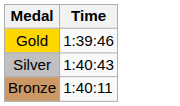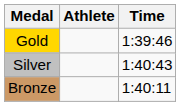+ column: (89, 16)
